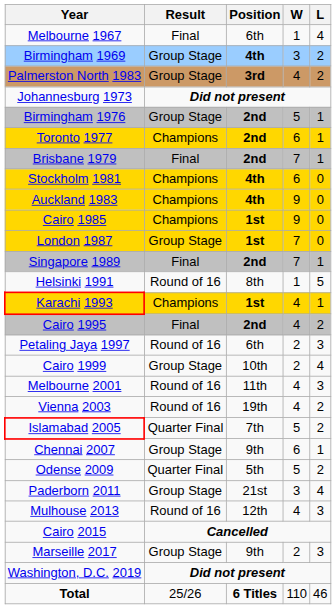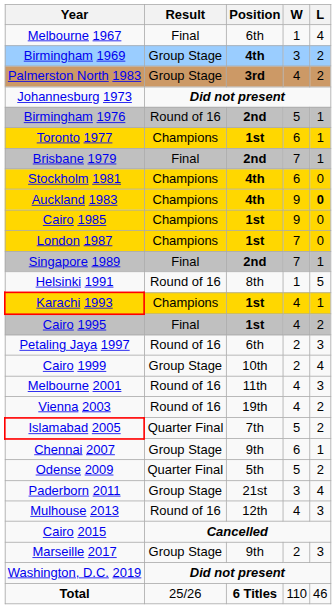(185, 117) Group Stage -> (185, 117) Round of 16
(255, 138) 2nd -> (255, 138) 1st
(320, 199) normal -> (320, 199) bold
(185, 240) Group Stage -> (185, 240) Champions
(255, 324) 2nd -> (255, 324) 1st
